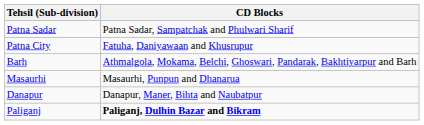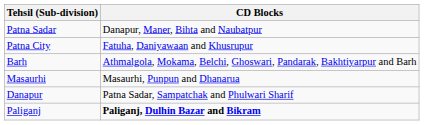(198, 29) Patna Sadar, Sampatchak and Phulwari Sharif -> (182, 29) Danapur, Maner, Bihta and Naubatpur
(182, 95) Danapur, Maner, Bihta and Naubatpur -> (198, 95) Patna Sadar, Sampatchak and Phulwari Sharif
